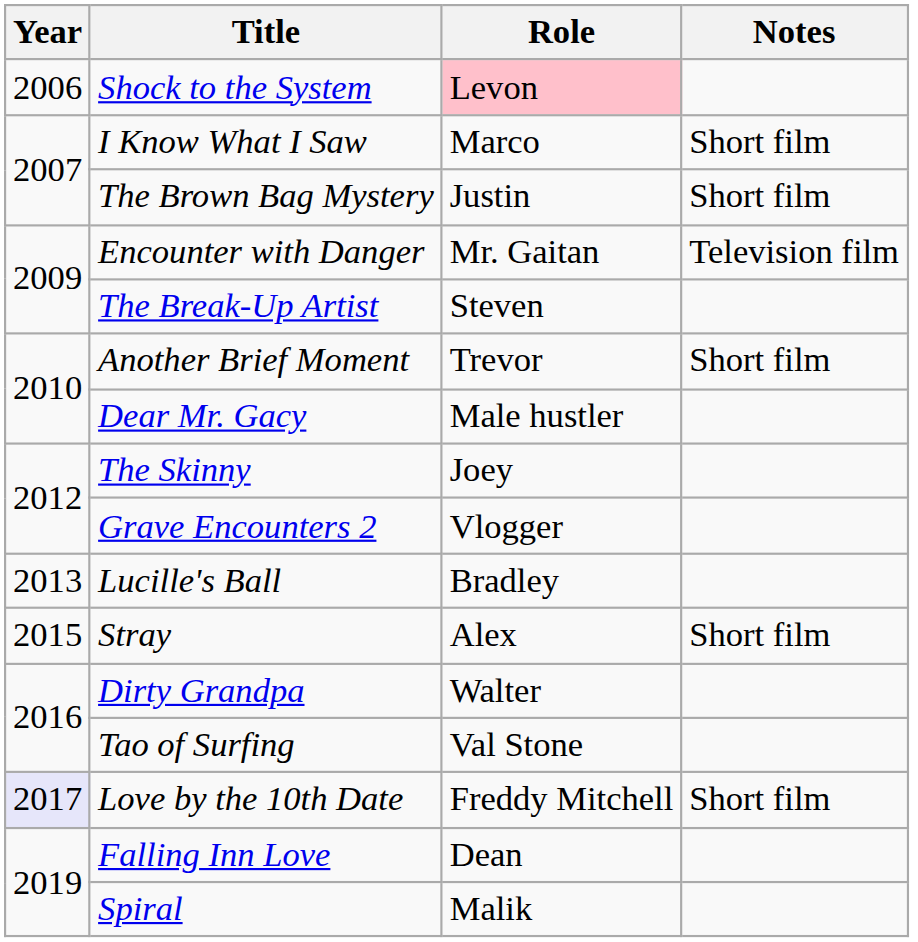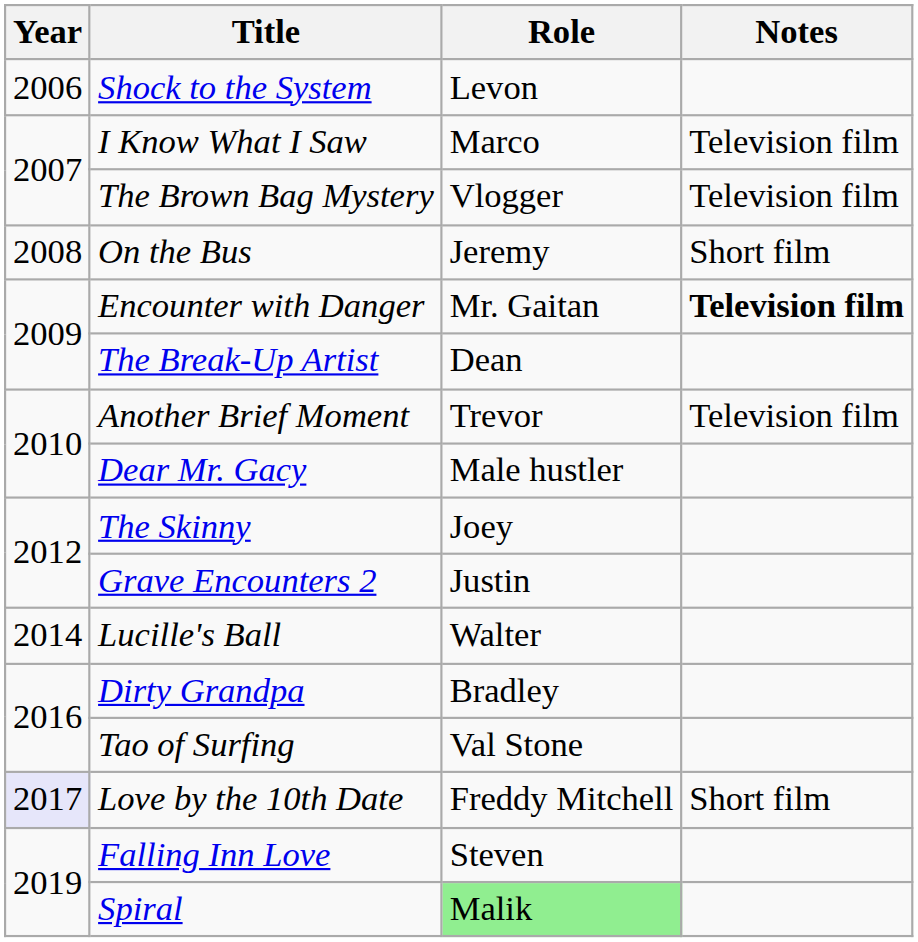(494, 86) pink background -> (494, 86) no background
(760, 141) Short film -> (794, 141) Television film
(490, 196) Justin -> (506, 196) Vlogger
(760, 196) Short film -> (794, 196) Television film
+ row: (175, 251)
(794, 251) normal -> (797, 305) bold
(497, 305) Steven -> (486, 360) Dean
(760, 360) Short film -> (794, 415) Television film
(506, 525) Vlogger -> (490, 580) Justin
(48, 580) 2013 -> (48, 634) 2014
(504, 580) Bradley -> (495, 634) Walter
- row: (135, 634)
(495, 689) Walter -> (504, 689) Bradley
(486, 854) Dean -> (497, 854) Steven
(491, 908) no background -> (491, 908) lightgreen background
